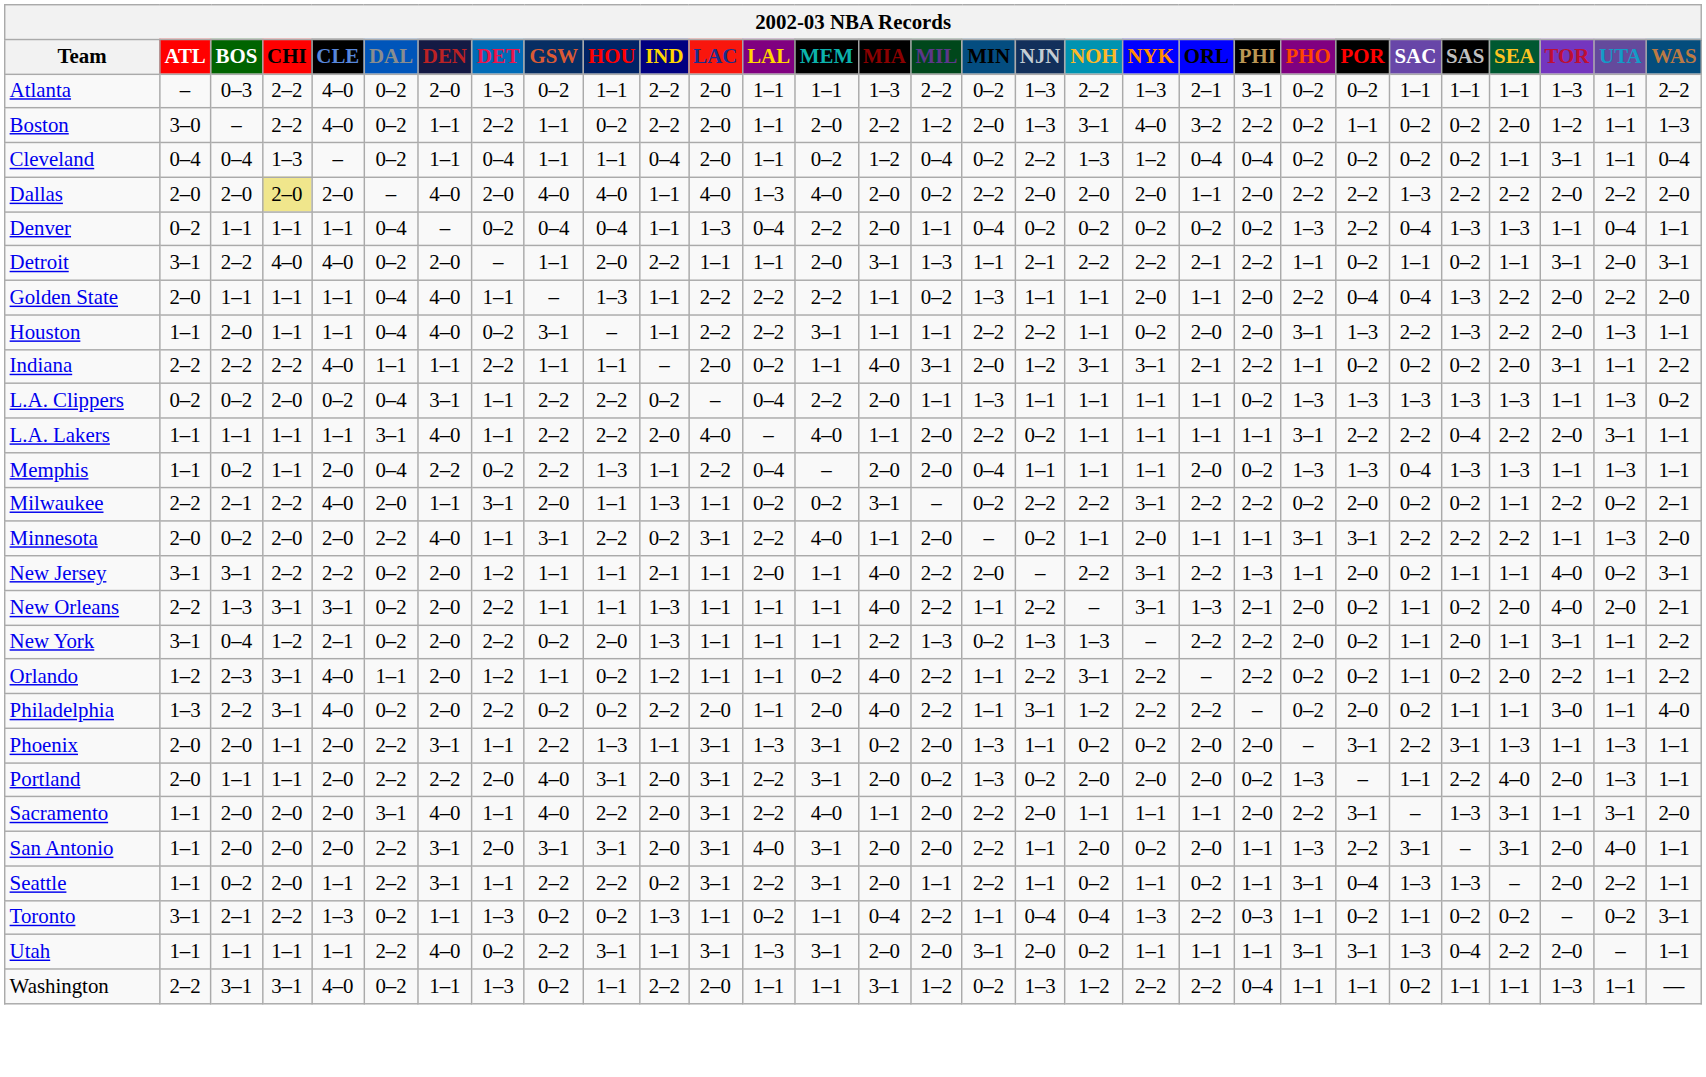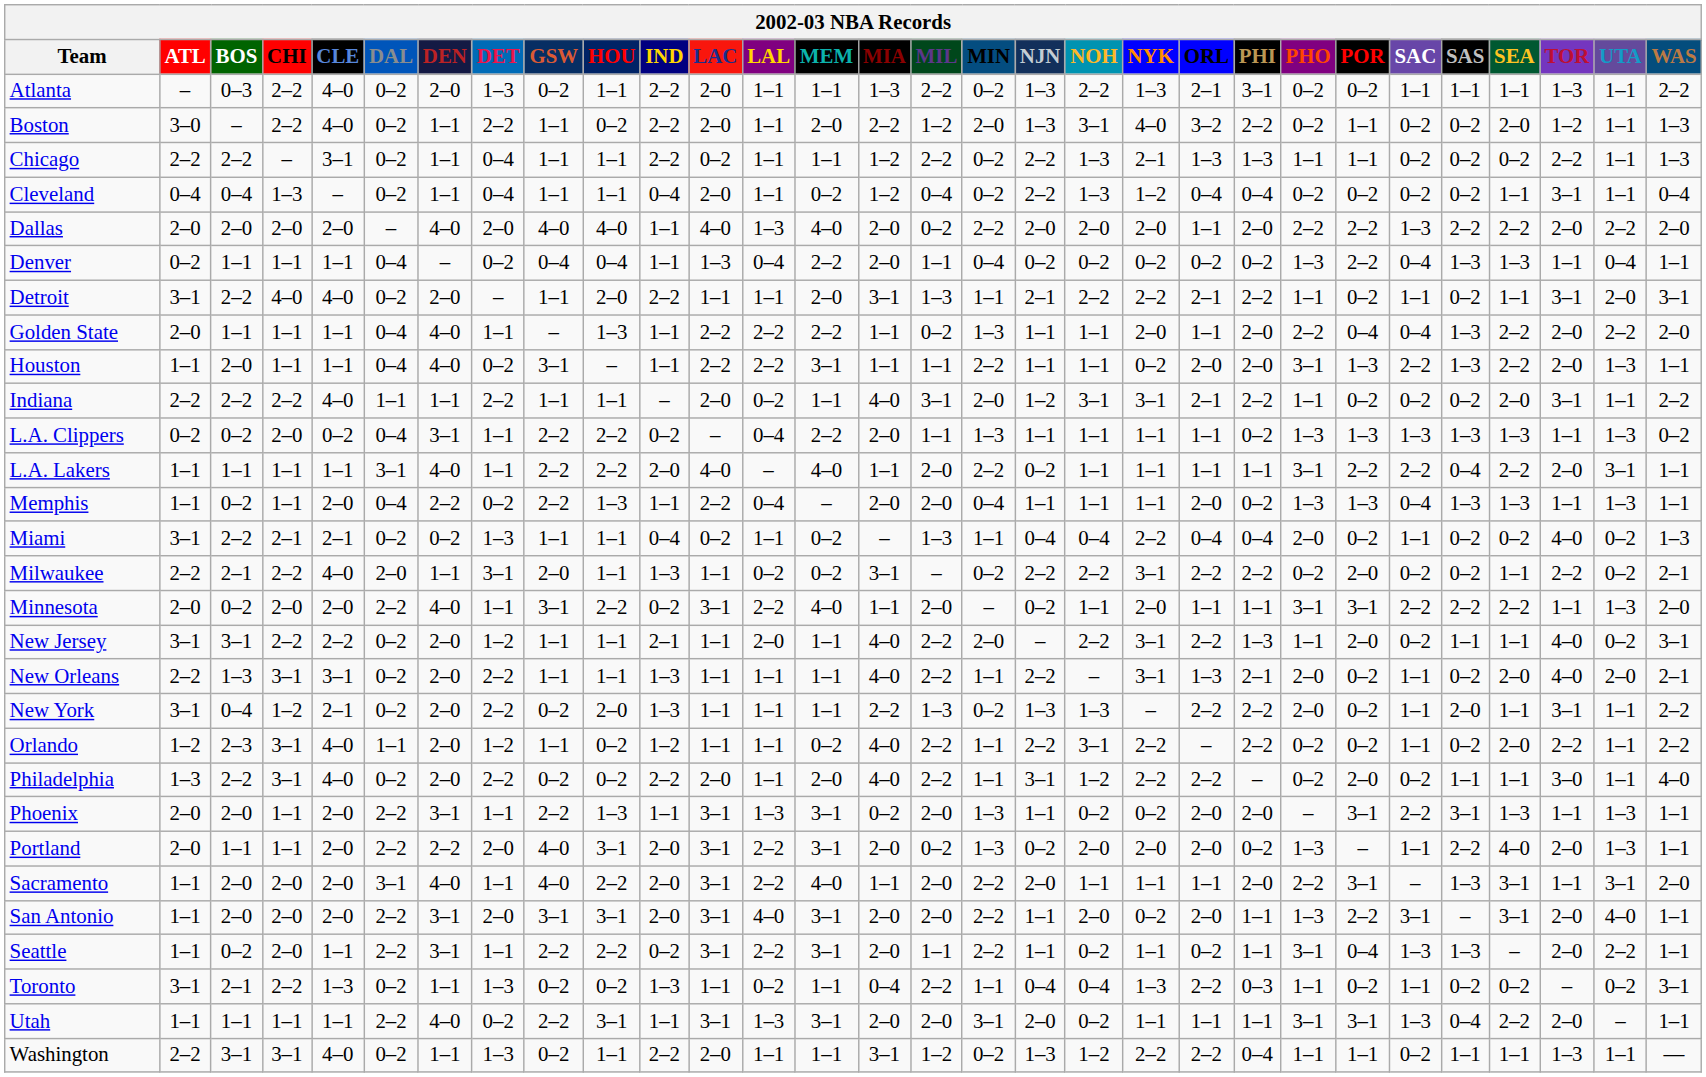+ row: (44, 159)
(287, 194) khaki background -> (287, 228) no background
(1040, 332) 2–2 -> (1040, 366) 1–1
+ row: (37, 538)
